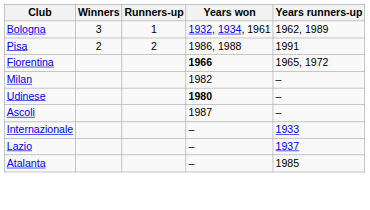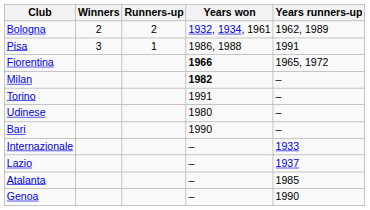(99, 29) 3 -> (99, 29) 2
(154, 29) 1 -> (154, 29) 2
(99, 46) 2 -> (99, 46) 3
(154, 46) 2 -> (154, 46) 1
(200, 79) normal -> (200, 79) bold
+ row: (21, 96)
(200, 96) bold -> (200, 113) normal
- row: (21, 113)
+ row: (16, 130)
+ row: (23, 197)
